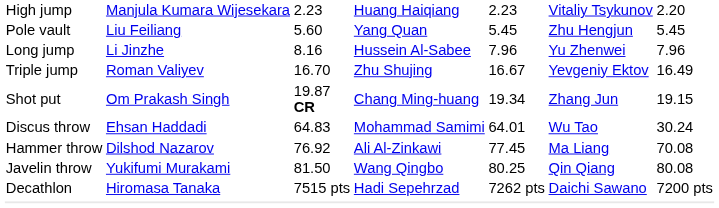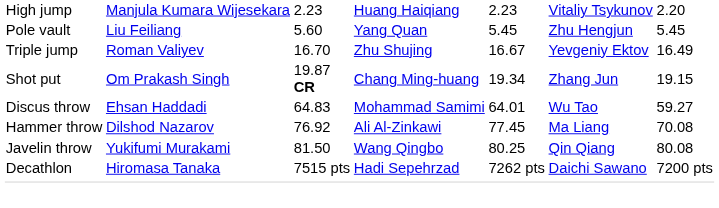- row: (40, 50)
(675, 127) 30.24 -> (675, 107) 59.27
